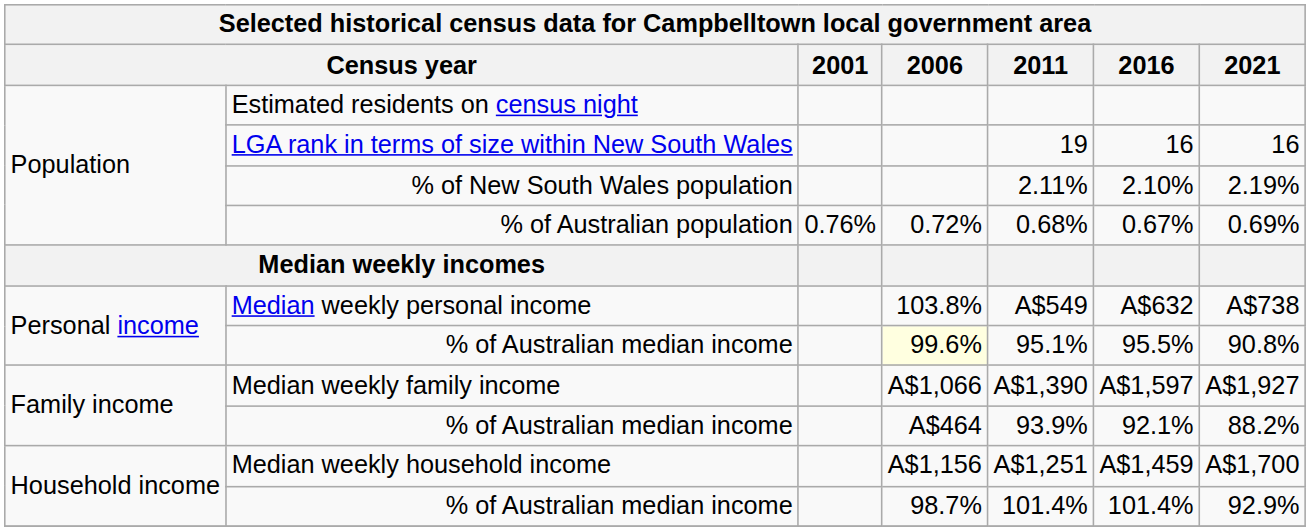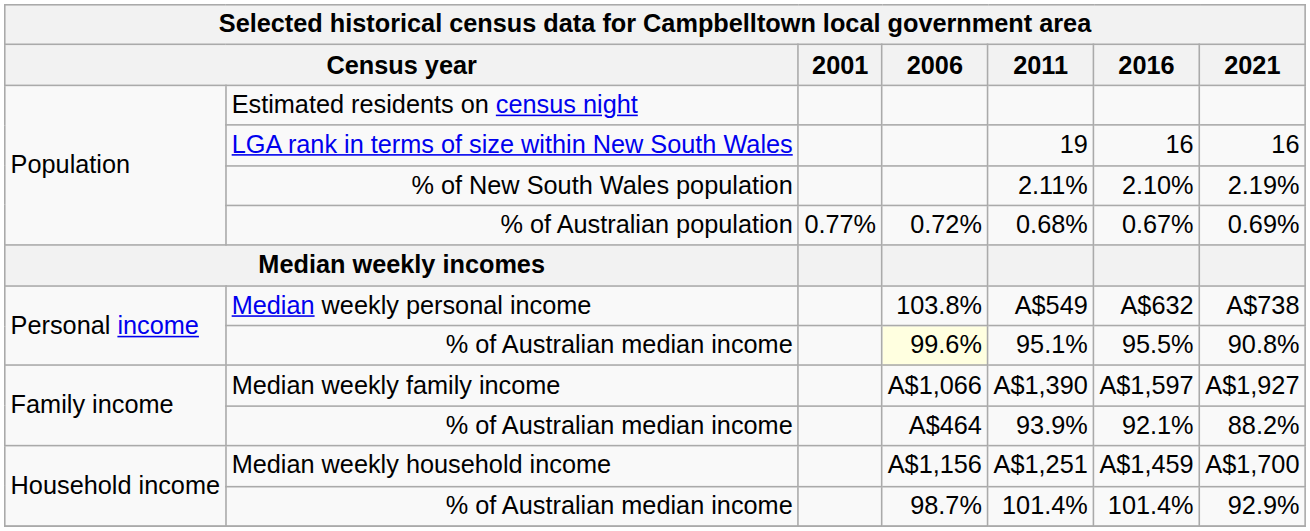(840, 225) 0.76% -> (840, 225) 0.77%
